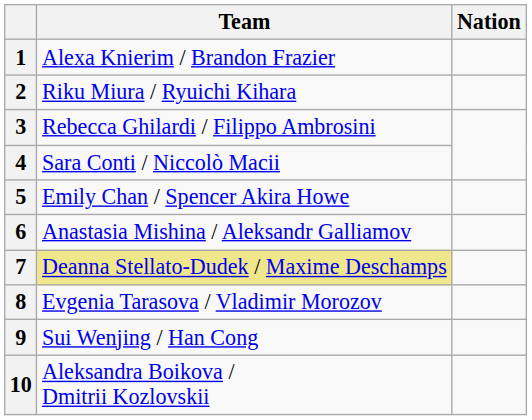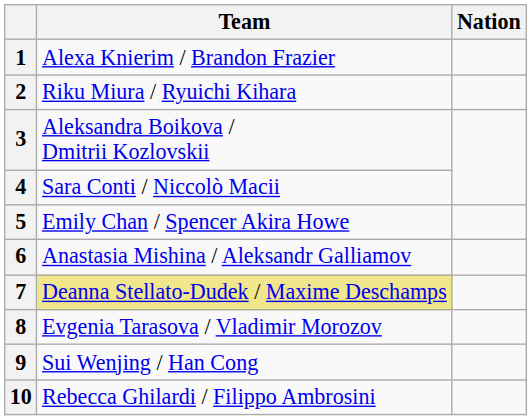(209, 127) Rebecca Ghilardi / Filippo Ambrosini -> (138, 139) Aleksandra Boikova / Dmitrii Kozlovskii
(138, 384) Aleksandra Boikova / Dmitrii Kozlovskii -> (209, 397) Rebecca Ghilardi / Filippo Ambrosini
